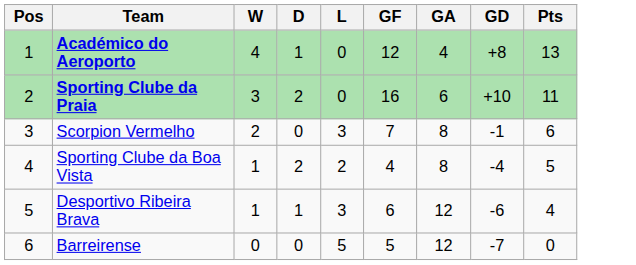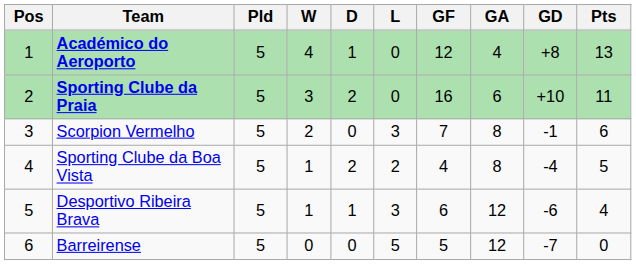+ column: (260, 17)
